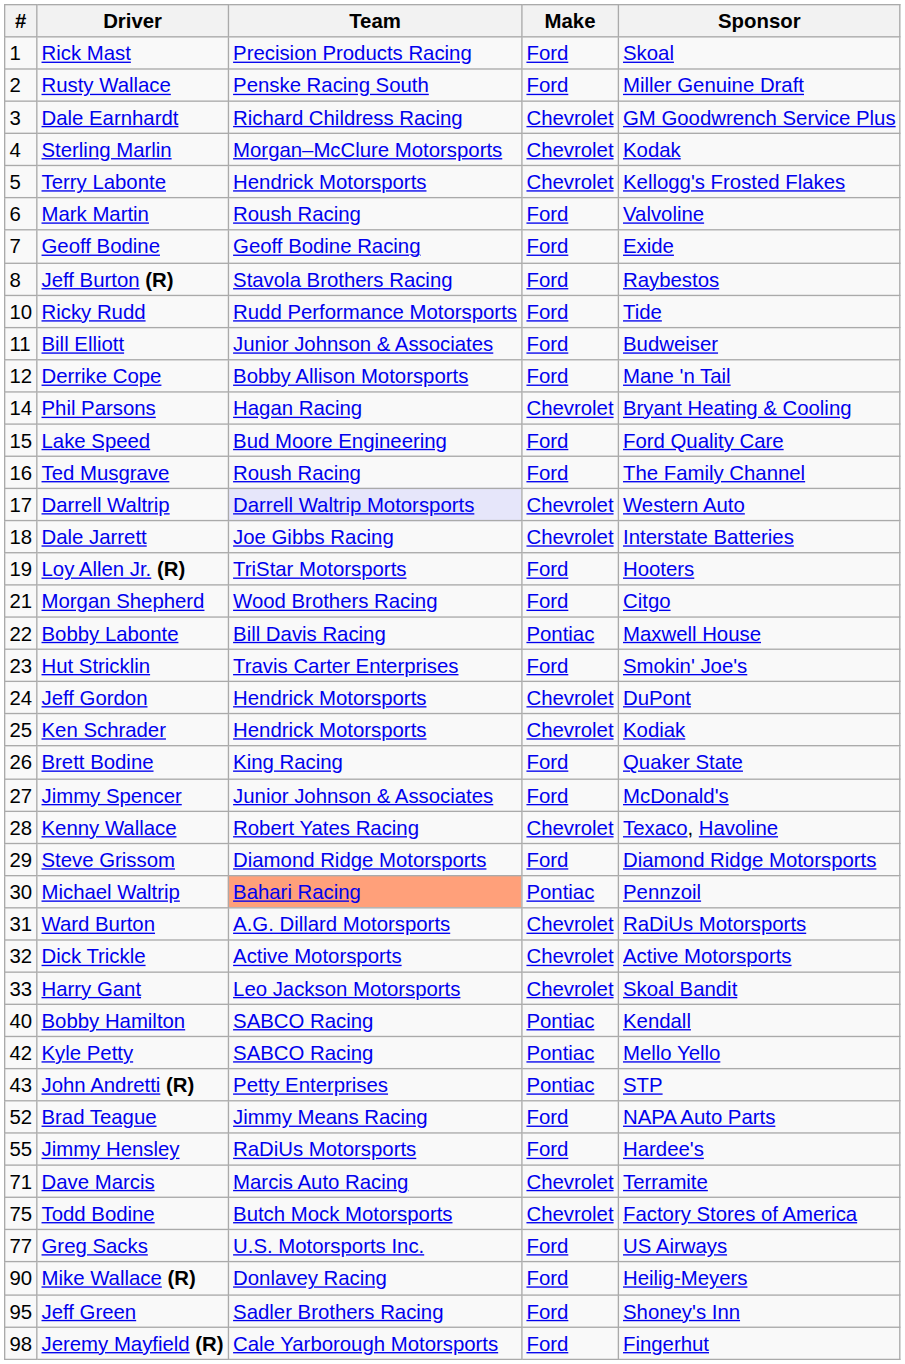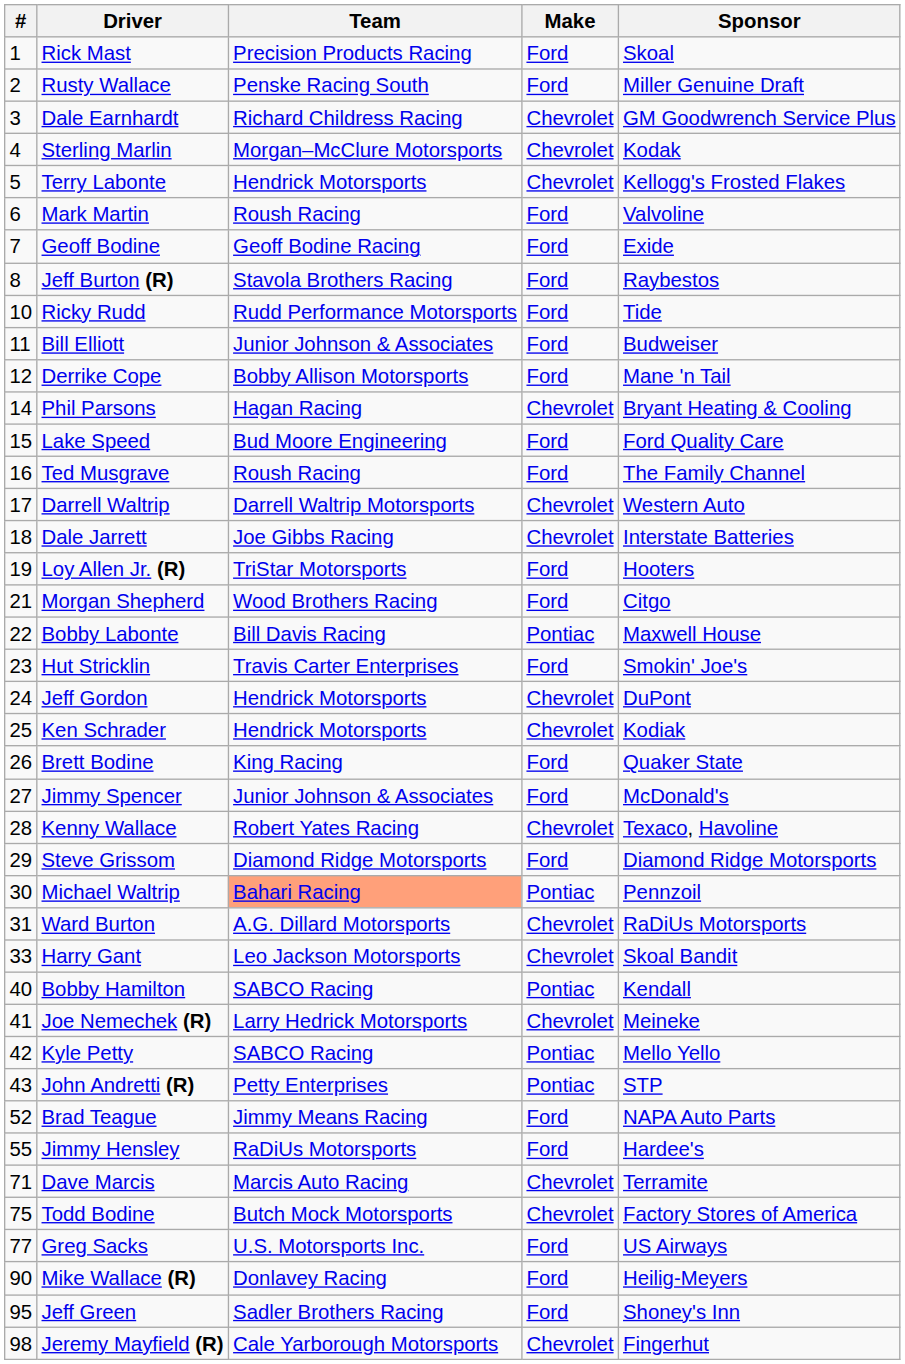(354, 505) lavender background -> (354, 505) no background
- row: (94, 956)
+ row: (126, 1021)
(547, 1343) Ford -> (570, 1343) Chevrolet
